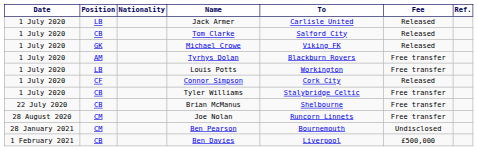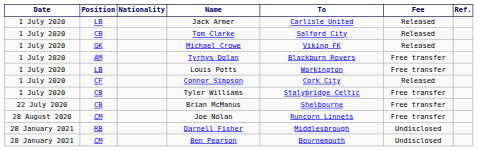+ row: (213, 128)
- row: (213, 140)
